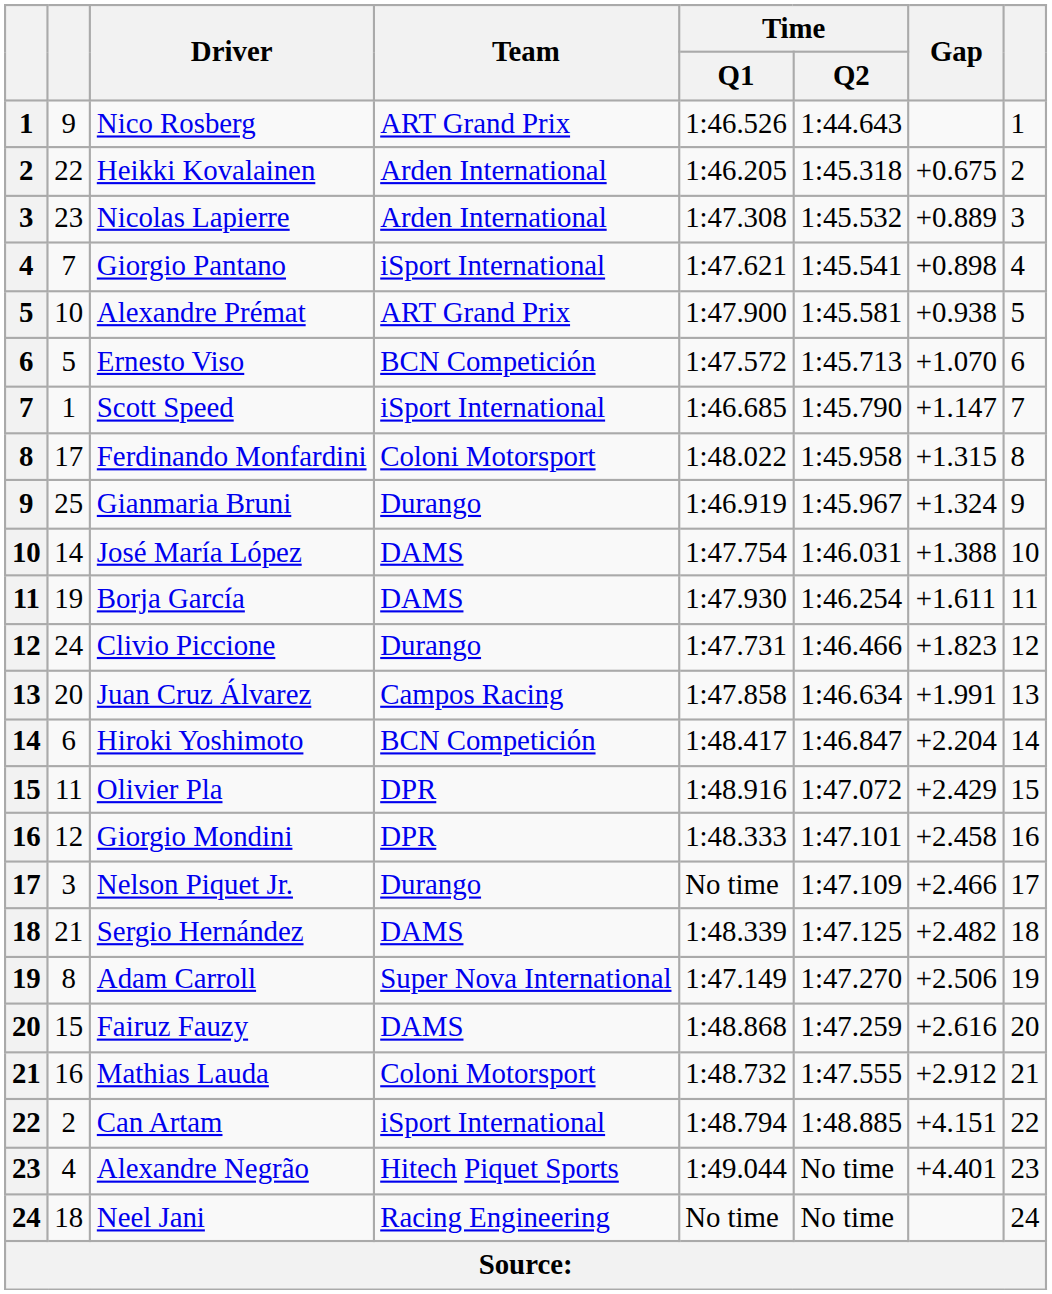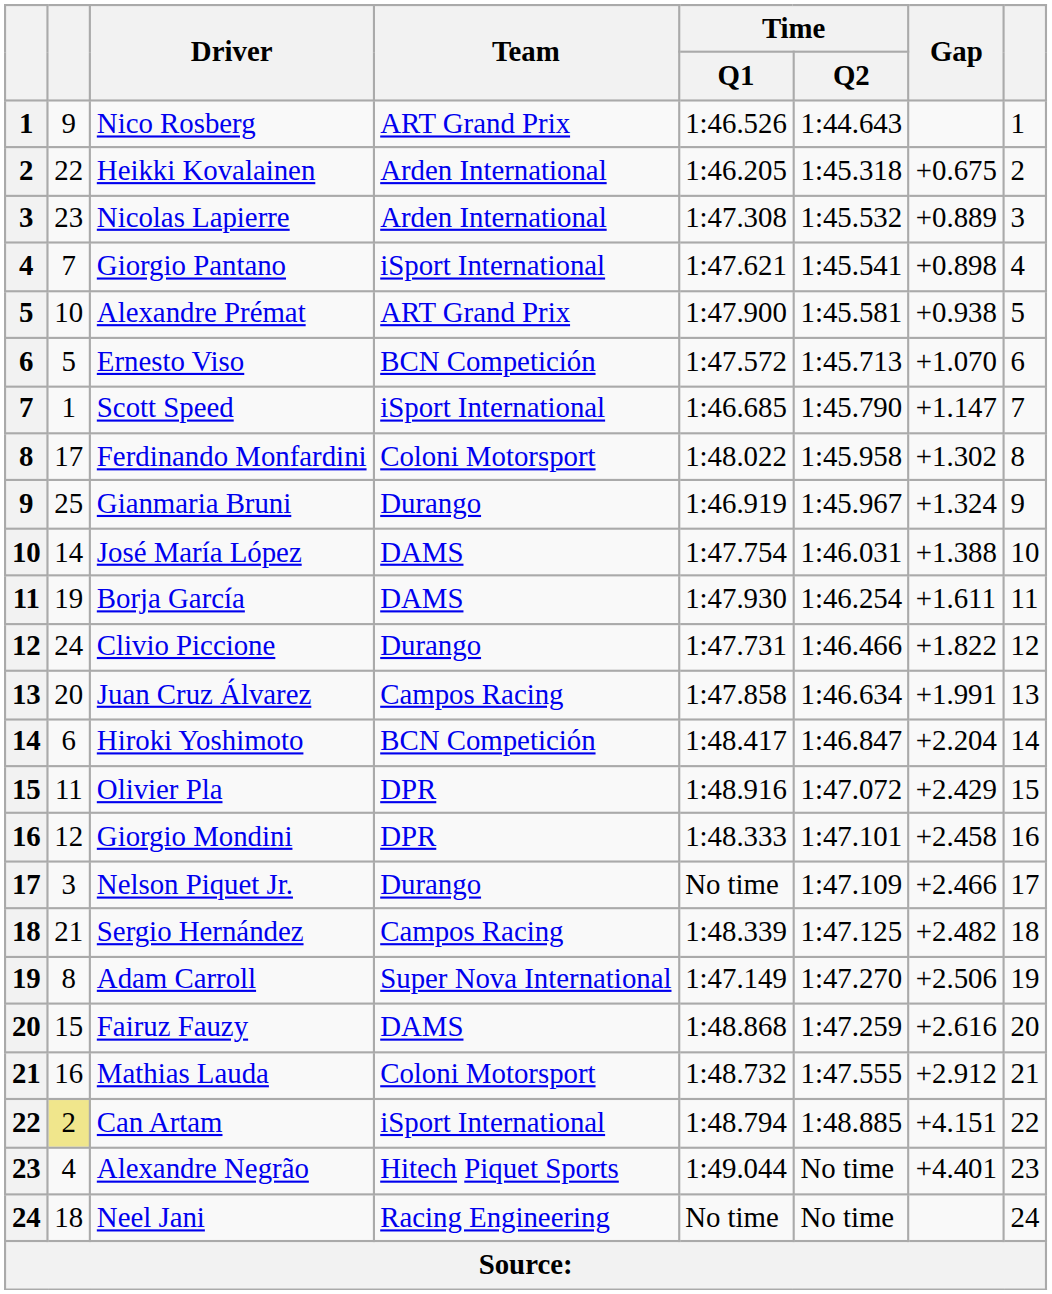(956, 455) +1.315 -> (956, 455) +1.302
(956, 646) +1.823 -> (956, 646) +1.822
(422, 931) DAMS -> (472, 931) Campos Racing
(69, 1121) no background -> (69, 1121) khaki background
